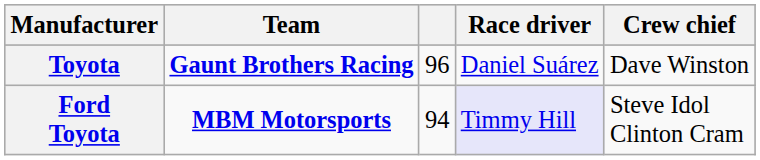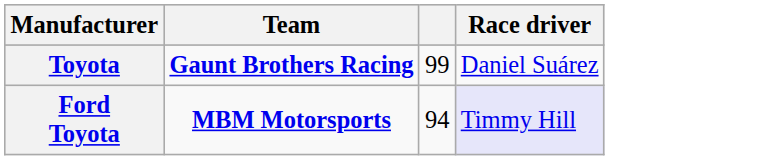- column: (680, 24)
(437, 65) 96 -> (437, 65) 99
